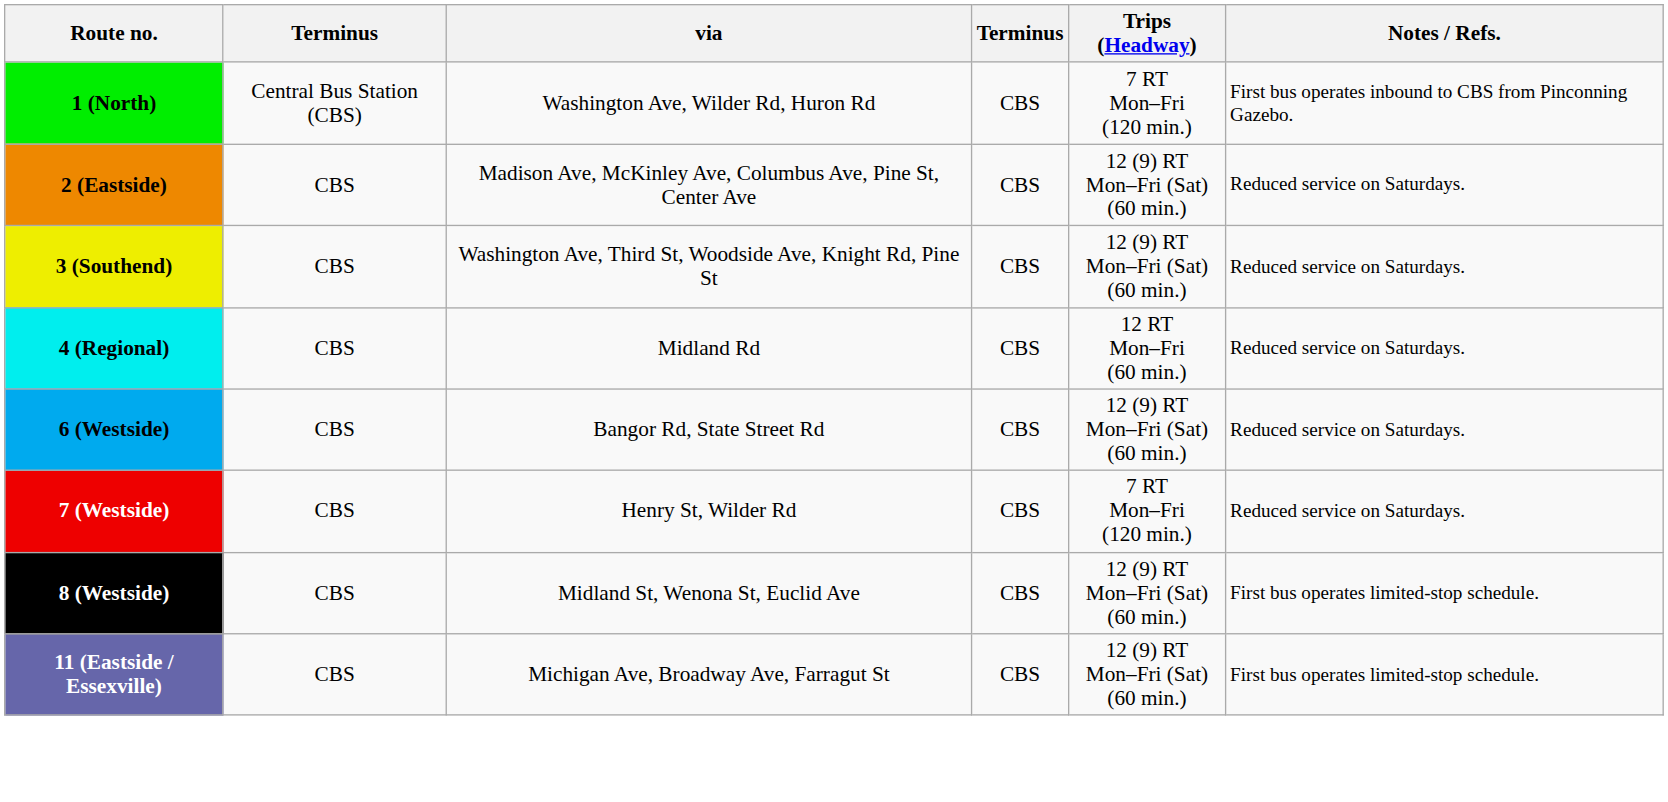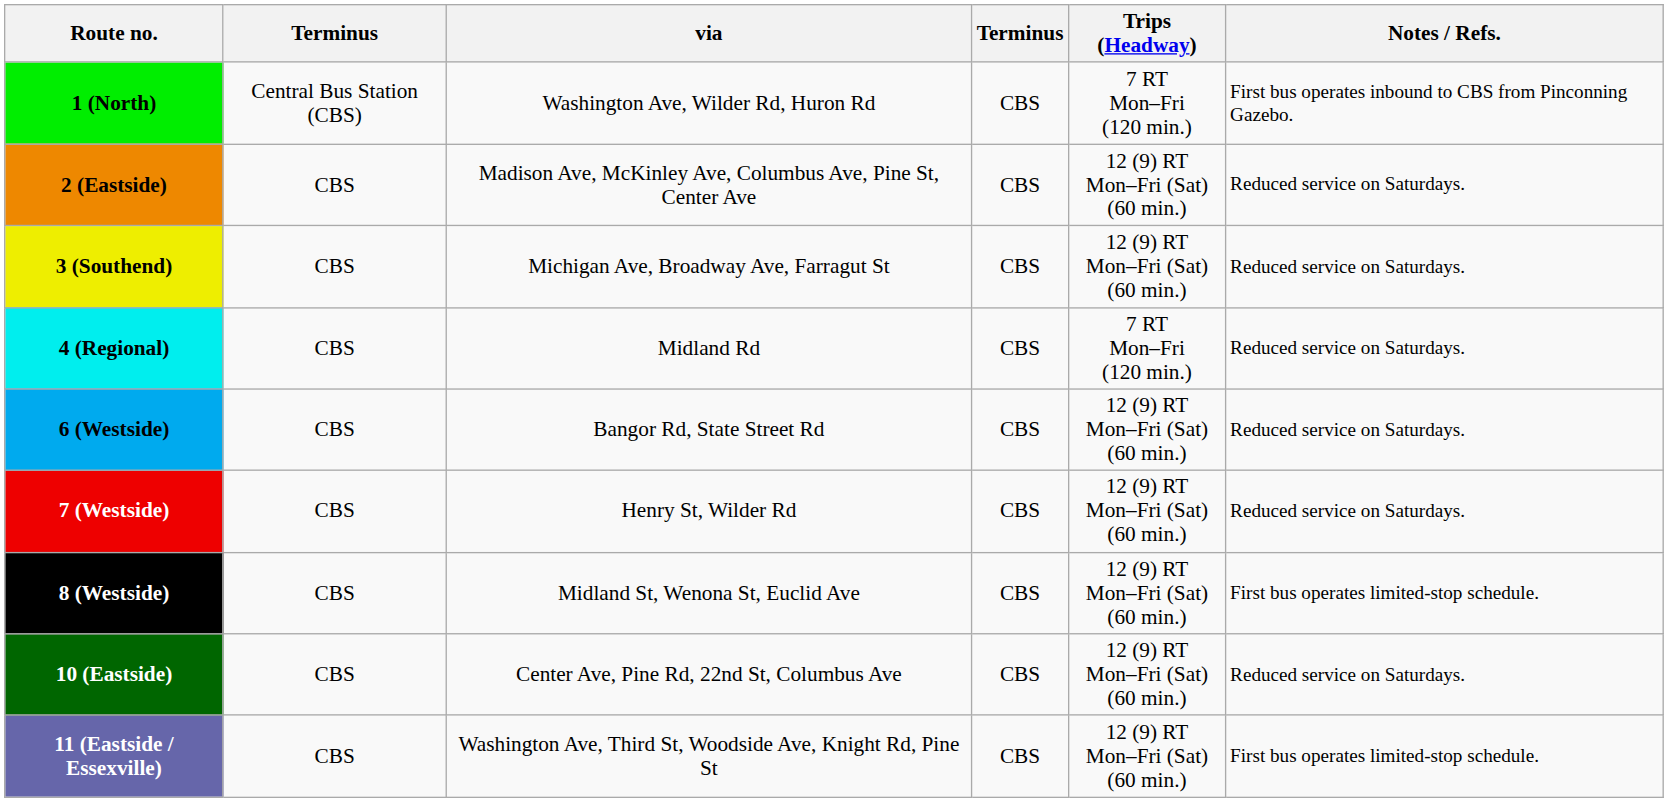(709, 266) Washington Ave, Third St, Woodside Ave, Knight Rd, Pine St -> (709, 266) Michigan Ave, Broadway Ave, Farragut St
(1147, 347) 12 RT Mon–Fri (60 min.) -> (1147, 347) 7 RT Mon–Fri (120 min.)
(1147, 511) 7 RT Mon–Fri (120 min.) -> (1147, 511) 12 (9) RT Mon–Fri (Sat) (60 min.)
+ row: (114, 674)
(709, 674) Michigan Ave, Broadway Ave, Farragut St -> (709, 756) Washington Ave, Third St, Woodside Ave, Knight Rd, Pine St
